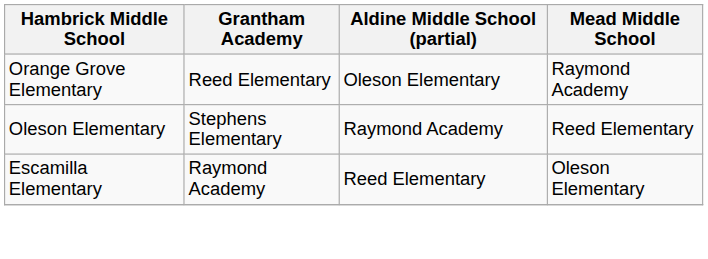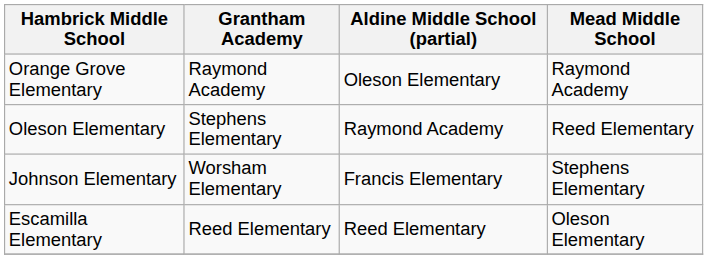(260, 79) Reed Elementary -> (228, 79) Raymond Academy
+ row: (93, 179)
(228, 179) Raymond Academy -> (260, 228) Reed Elementary
